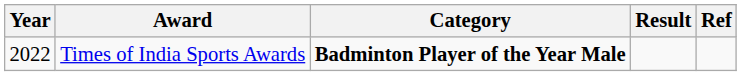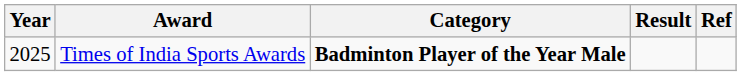(30, 53) 2022 -> (30, 53) 2025
